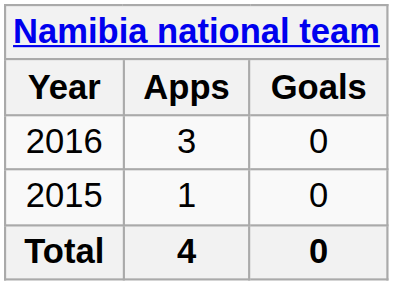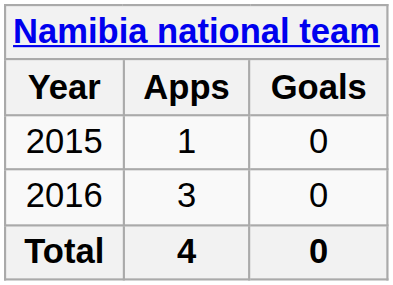rows swapped: (64, 196) <-> (64, 141)
